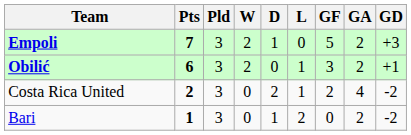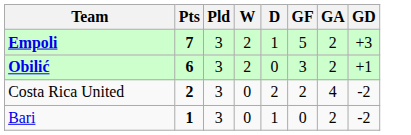- column: (302, 17)
